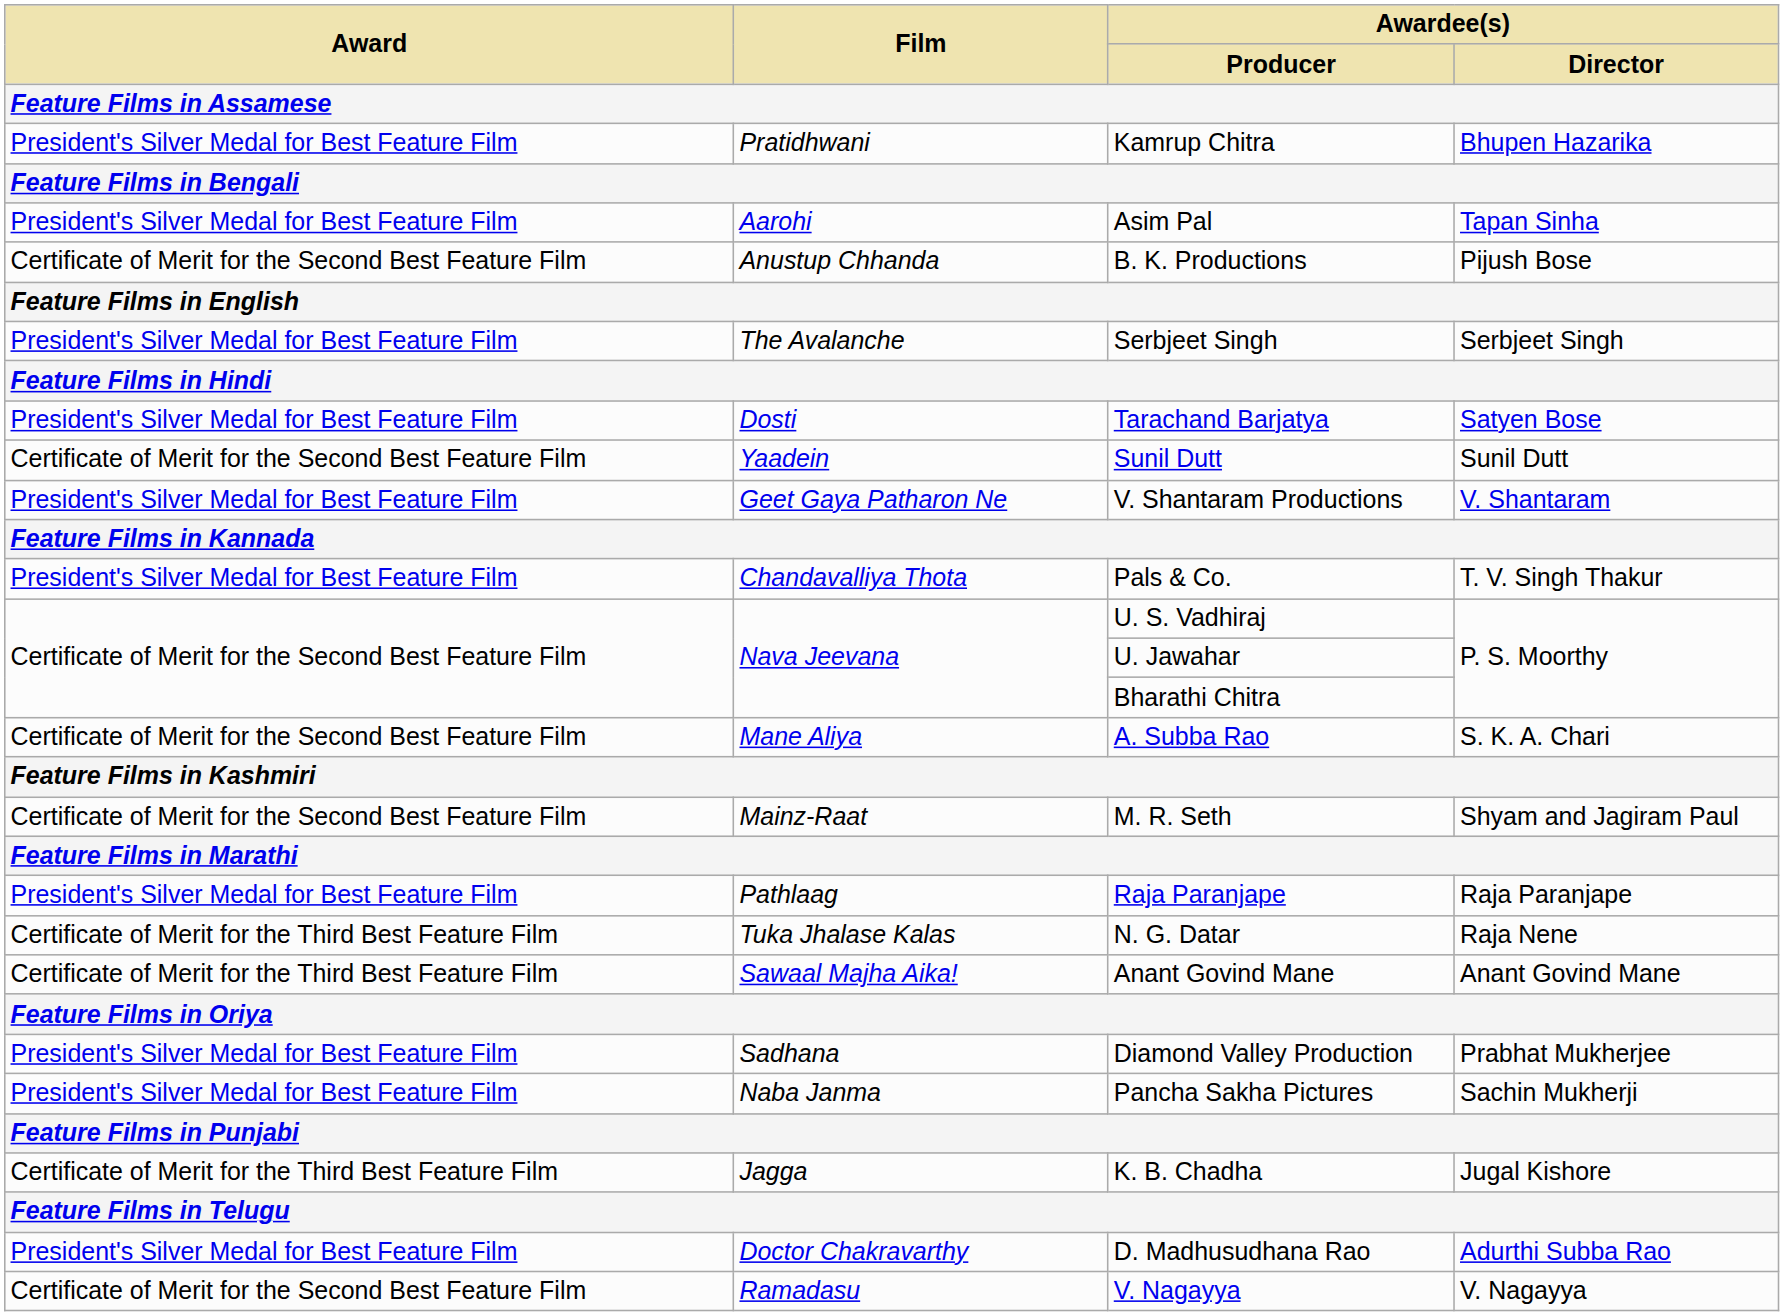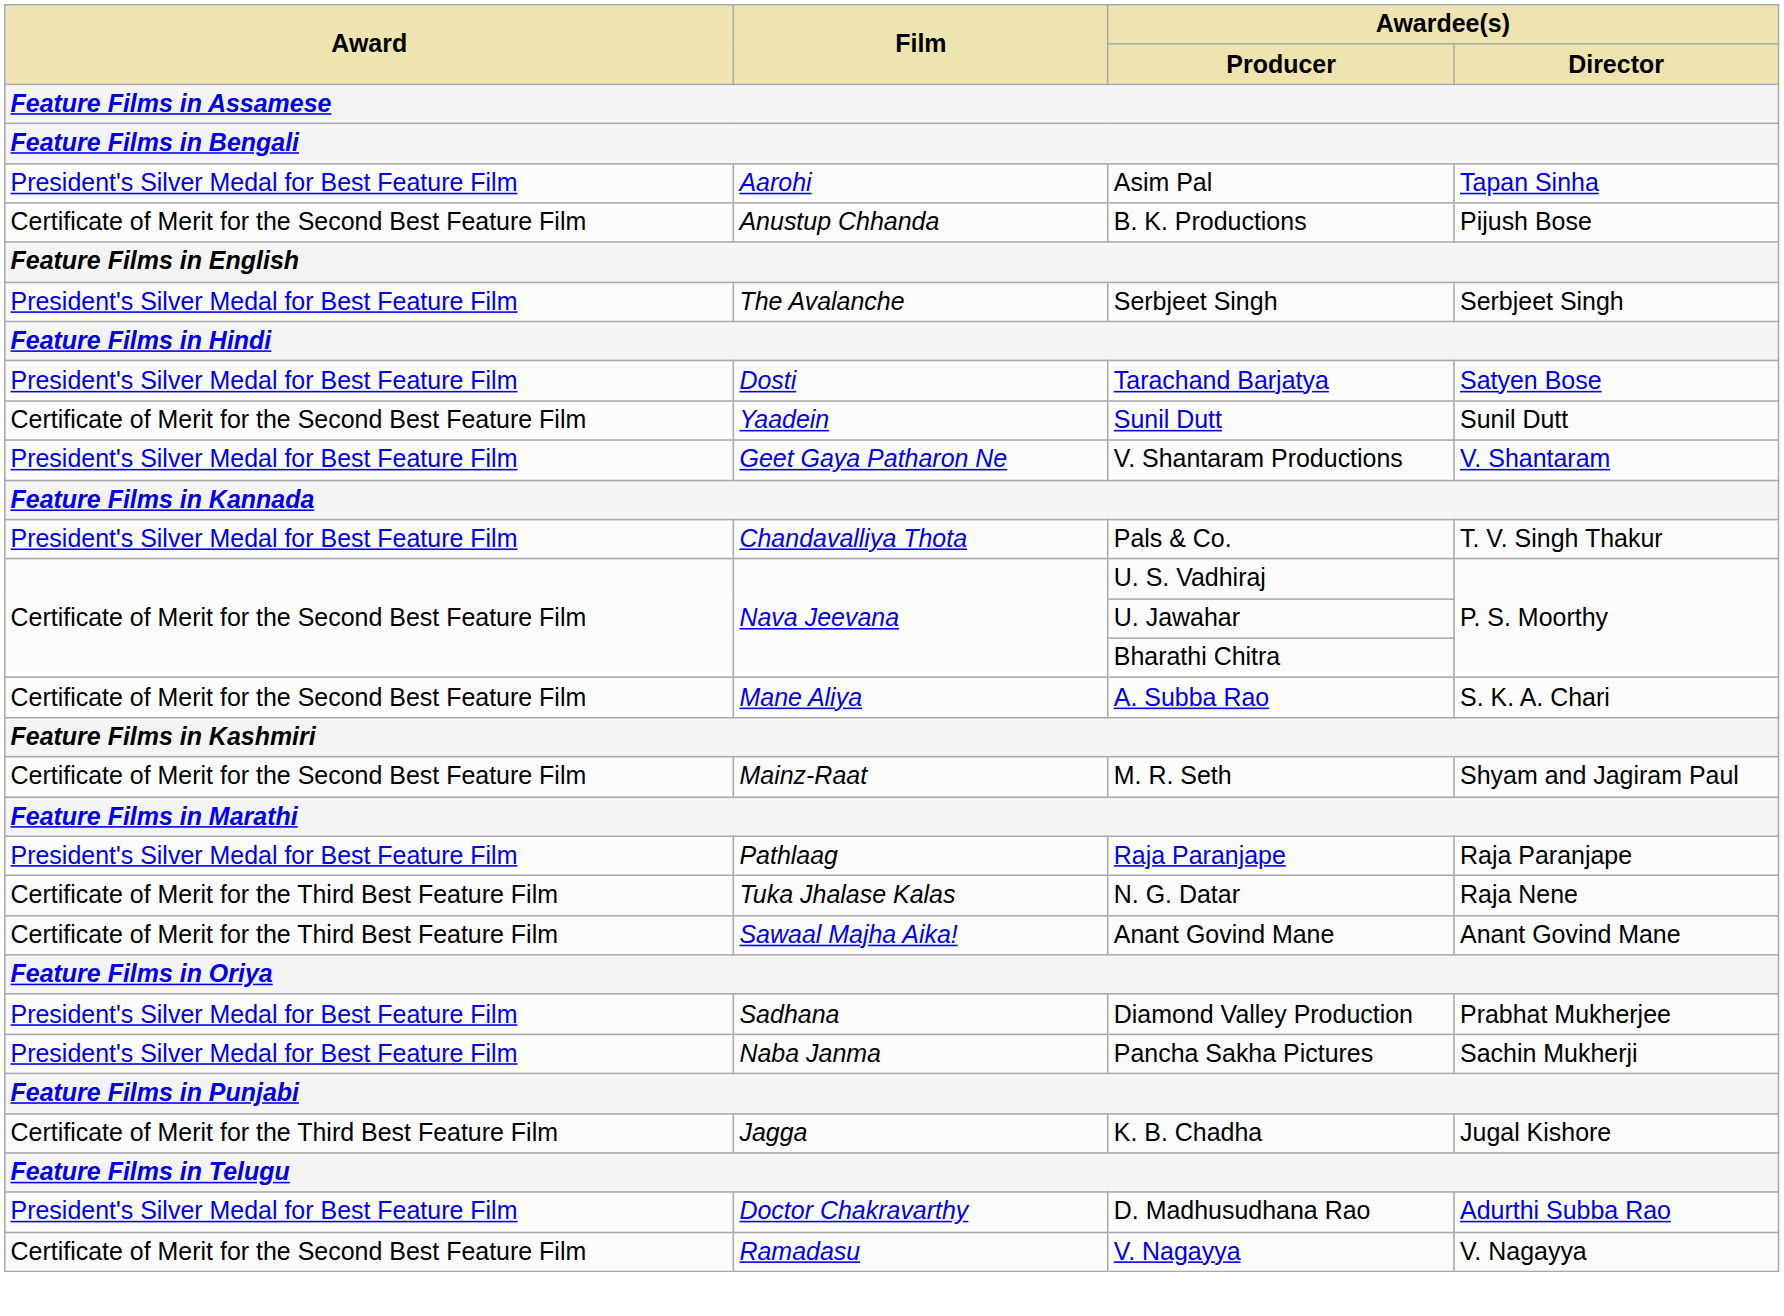- row: (1194, 143)
